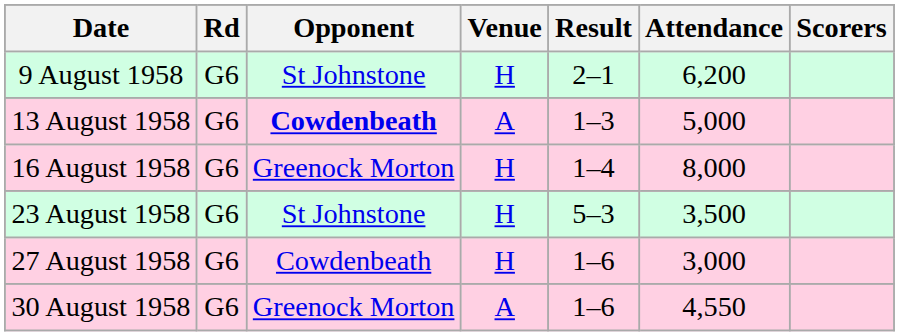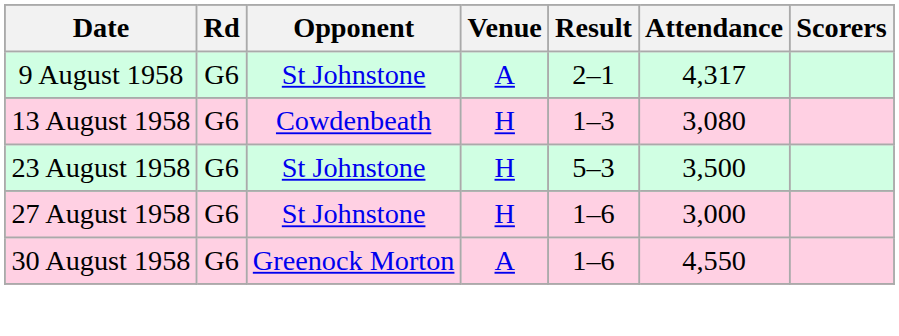(505, 74) H -> (505, 74) A
(714, 74) 6,200 -> (714, 74) 4,317
(354, 121) bold -> (354, 121) normal
(505, 121) A -> (505, 121) H
(714, 121) 5,000 -> (714, 121) 3,080
- row: (101, 167)
(354, 261) Cowdenbeath -> (354, 214) St Johnstone
